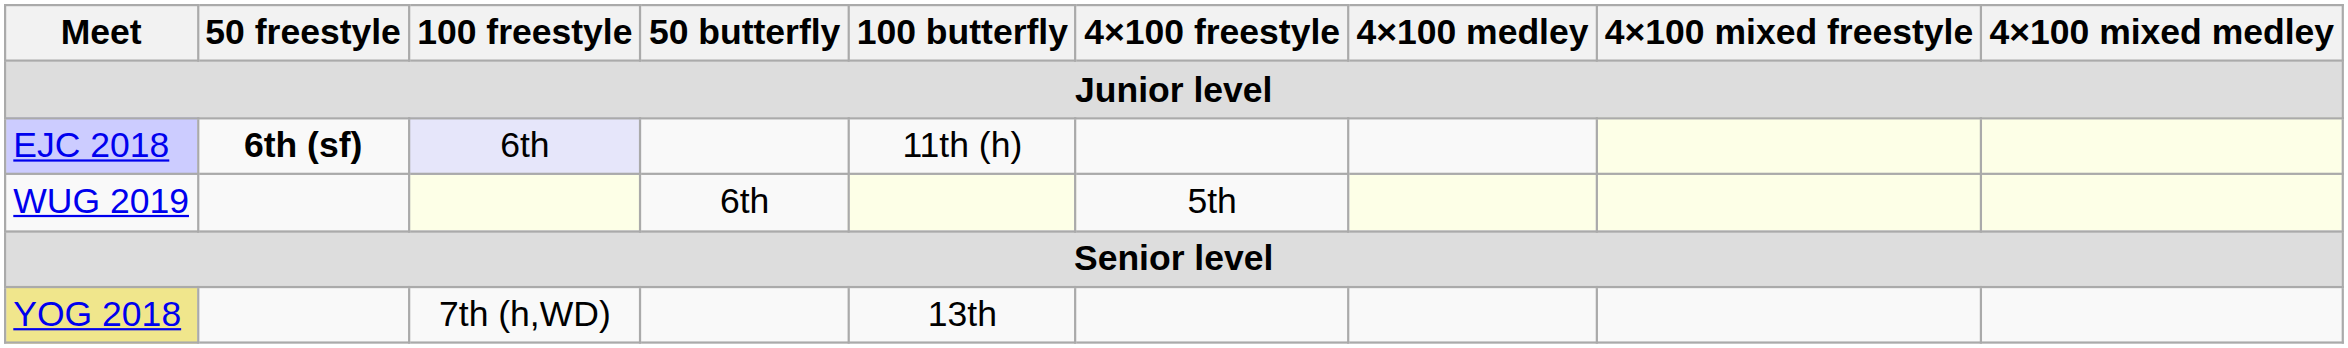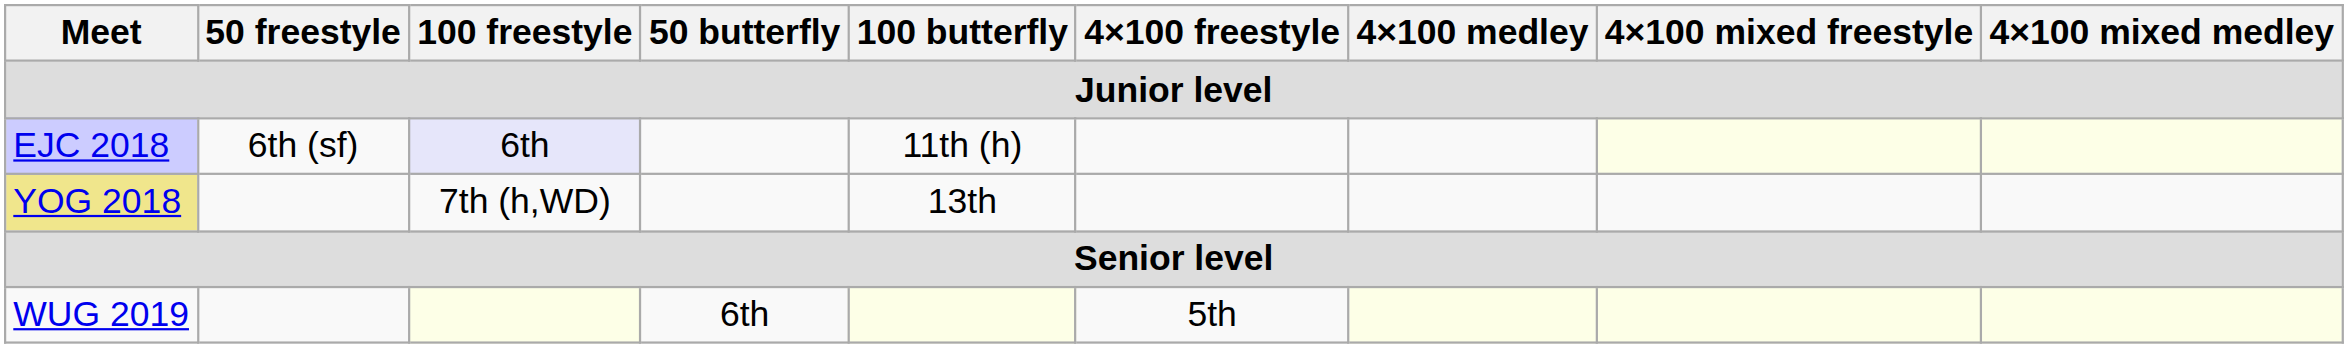(303, 145) bold -> (303, 145) normal
rows swapped: (97, 314) <-> (101, 201)
